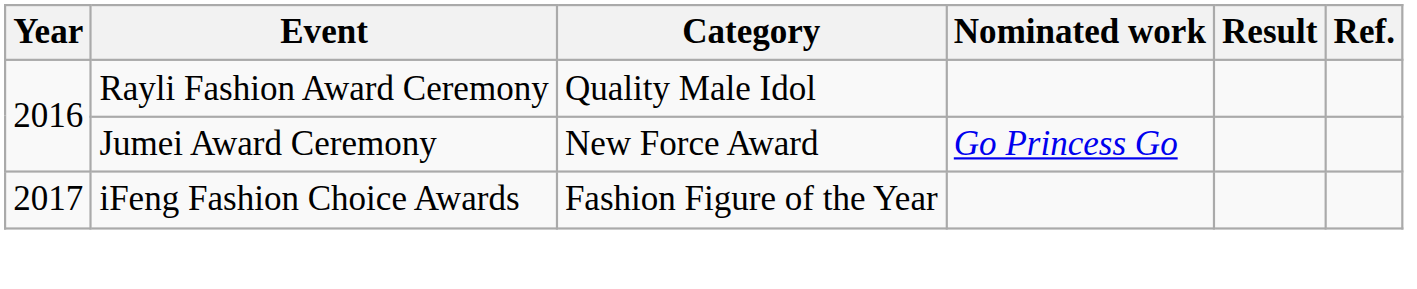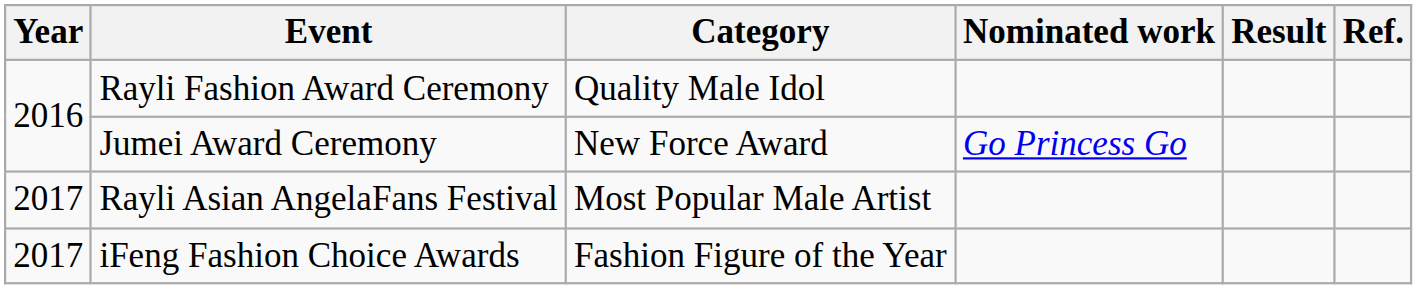+ row: (329, 198)
